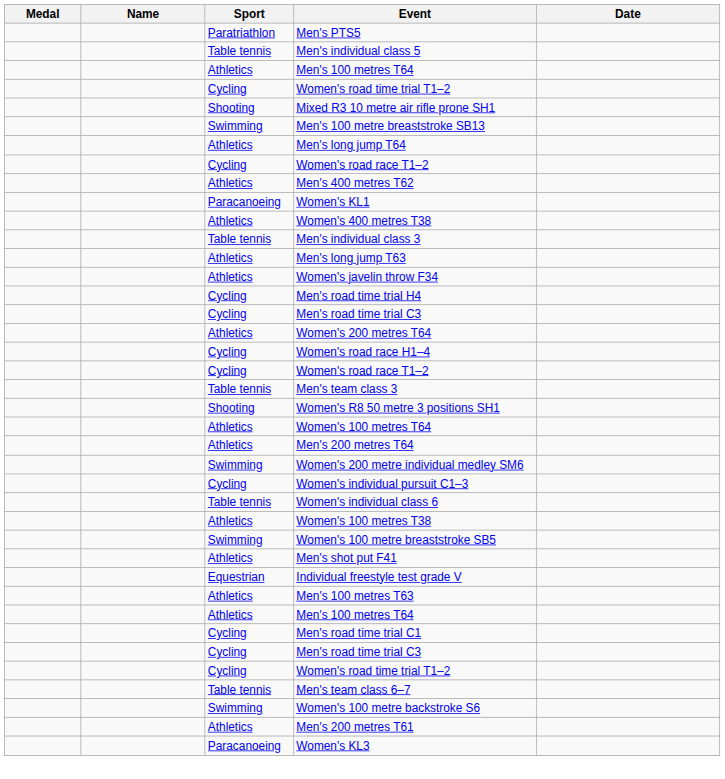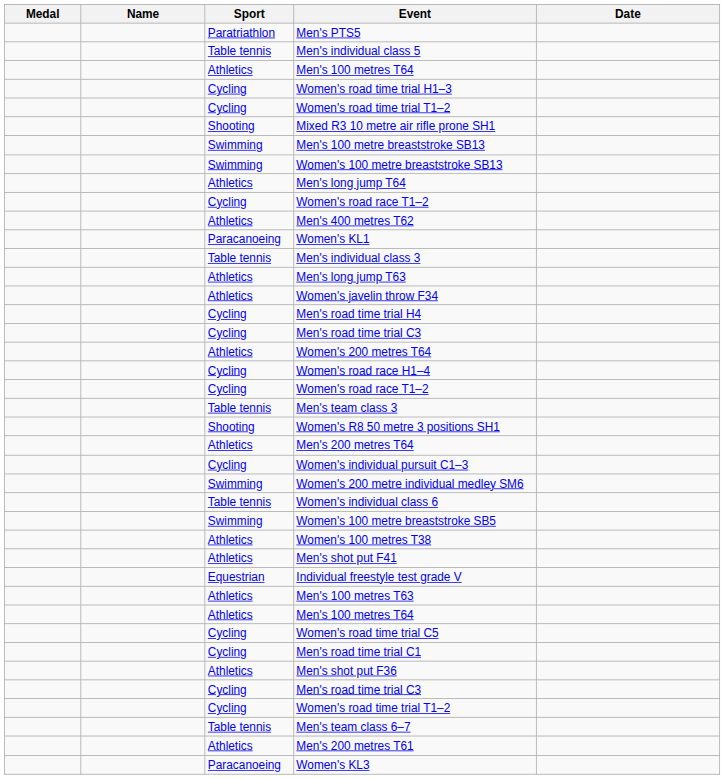+ row: (227, 89)
+ row: (235, 164)
- row: (230, 220)
- row: (230, 427)
rows swapped: (227, 483) <-> (235, 464)
rows swapped: (235, 539) <-> (230, 521)
+ row: (227, 633)
+ row: (230, 671)
- row: (235, 708)
